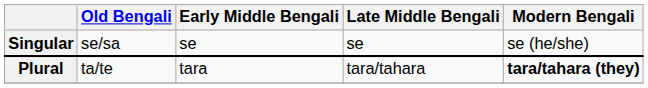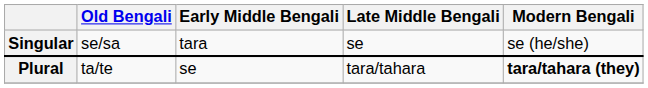(188, 43) se -> (193, 43) tara
(193, 69) tara -> (188, 69) se
